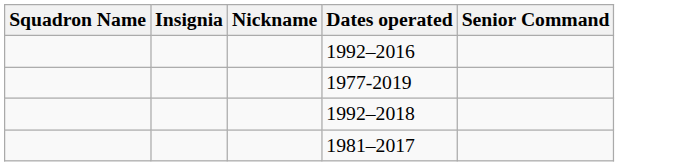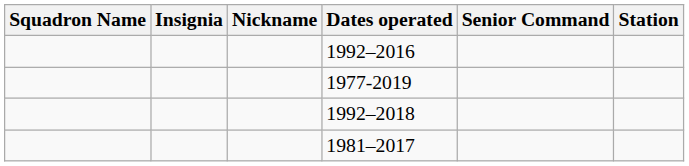+ column: (649, 20)
